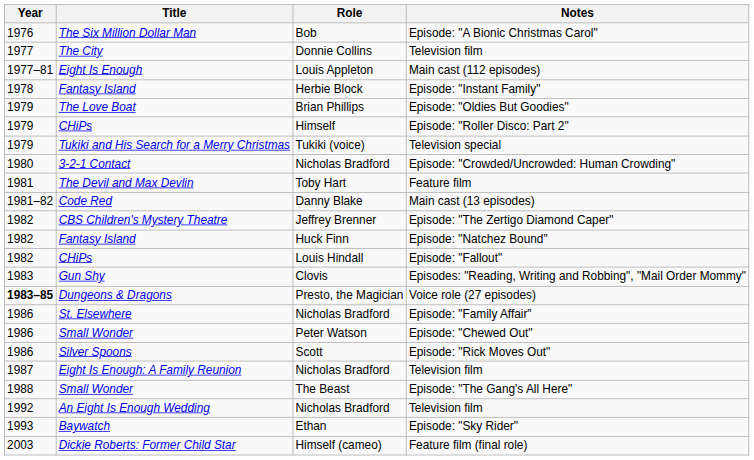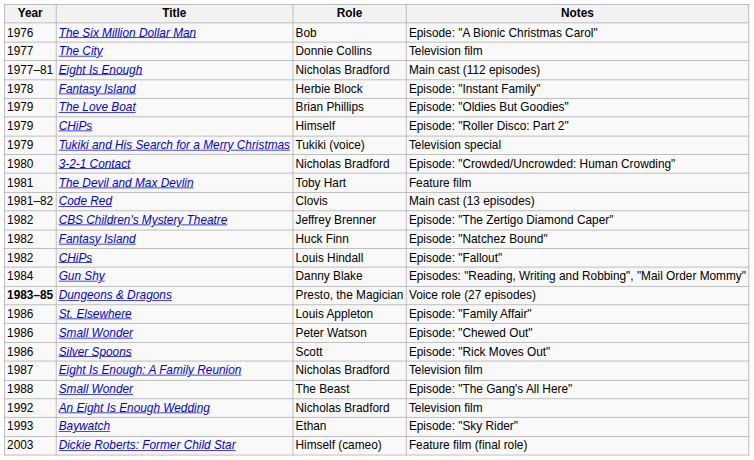(334, 70) Louis Appleton -> (343, 70) Nicholas Bradford
(329, 201) Danny Blake -> (312, 201) Clovis
(20, 276) 1983 -> (20, 276) 1984
(312, 276) Clovis -> (329, 276) Danny Blake
(343, 314) Nicholas Bradford -> (334, 314) Louis Appleton
